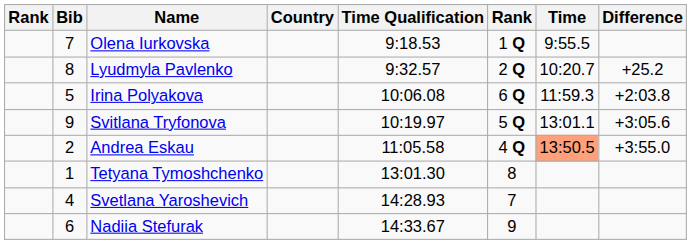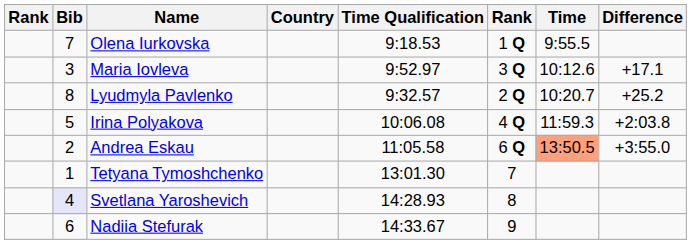+ row: (139, 69)
(512, 95) 6 Q -> (512, 122) 4 Q
- row: (158, 122)
(512, 148) 4 Q -> (512, 148) 6 Q
(512, 174) 8 -> (512, 174) 7
(69, 200) no background -> (69, 200) lavender background
(512, 200) 7 -> (512, 200) 8
